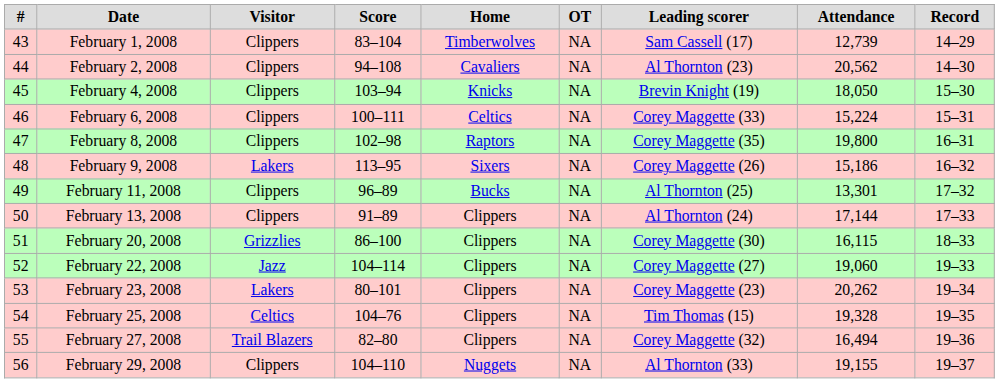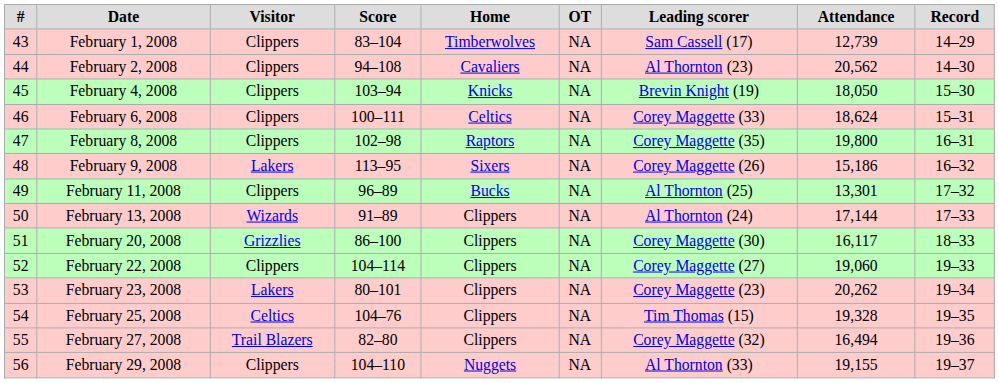(856, 116) 15,224 -> (856, 116) 18,624
(272, 215) Clippers -> (272, 215) Wizards
(856, 240) 16,115 -> (856, 240) 16,117
(272, 265) Jazz -> (272, 265) Clippers
